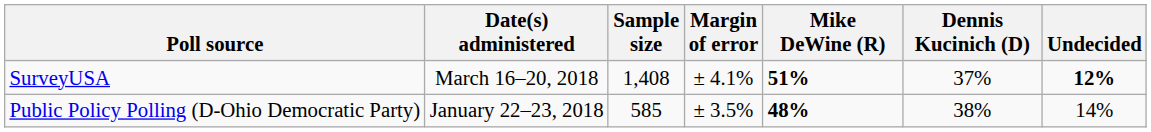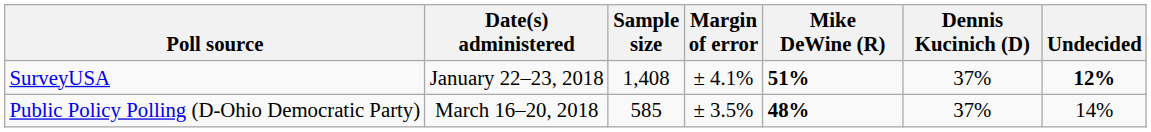(517, 77) March 16–20, 2018 -> (517, 77) January 22–23, 2018
(517, 110) January 22–23, 2018 -> (517, 110) March 16–20, 2018
(972, 110) 38% -> (972, 110) 37%
